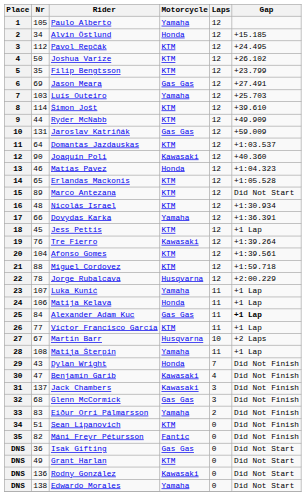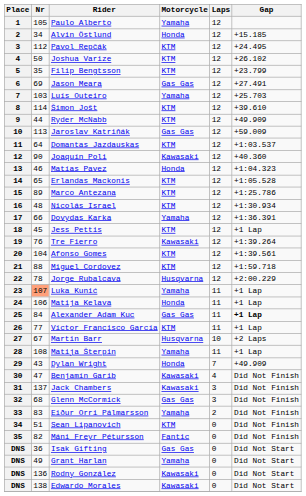(40, 132) 131 -> (40, 132) 113
(264, 193) Did Not Start -> (255, 193) +1:25.786
(40, 291) no background -> (40, 291) lightsalmon background
(266, 364) Did Not Finish -> (250, 364) +49.909
(168, 461) KTM -> (175, 461) Yamaha
(175, 486) Yamaha -> (180, 486) Kawasaki
